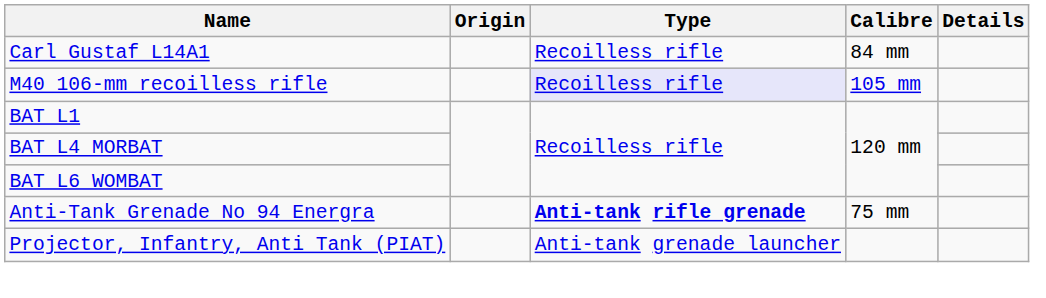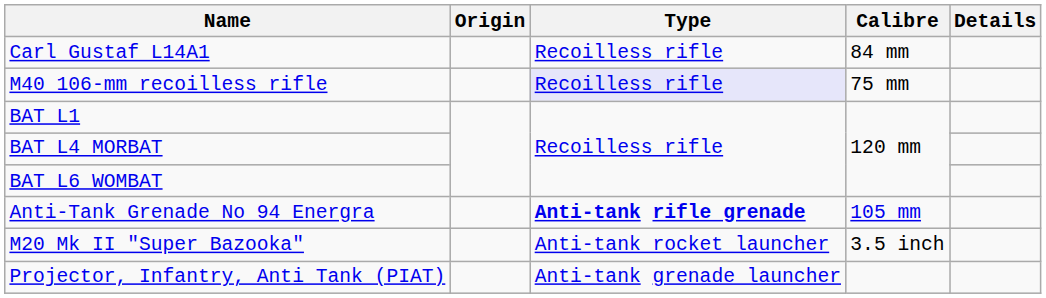(886, 85) 105 mm -> (880, 85) 75 mm
(880, 213) 75 mm -> (886, 213) 105 mm
+ row: (157, 245)
